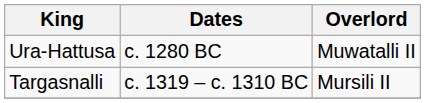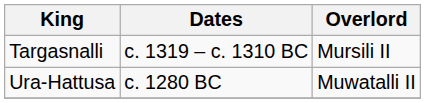rows swapped: (56, 82) <-> (62, 51)
